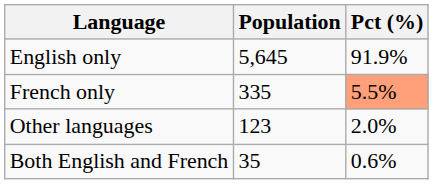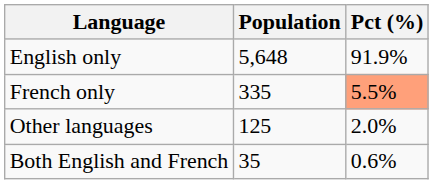(263, 56) 5,645 -> (263, 56) 5,648
(255, 126) 123 -> (255, 126) 125
